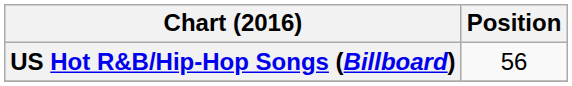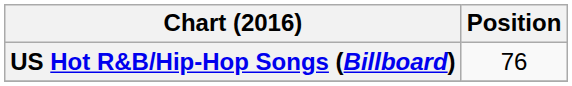(514, 61) 56 -> (514, 61) 76
